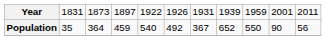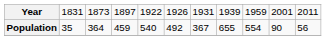(227, 27) 652 -> (227, 27) 655
(253, 27) 550 -> (253, 27) 554
